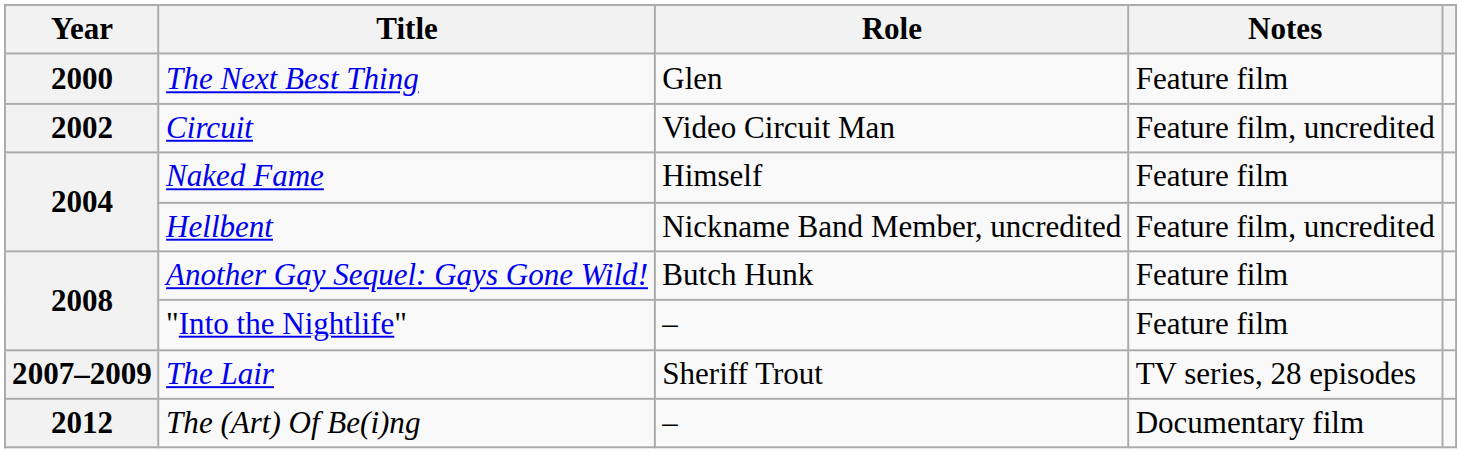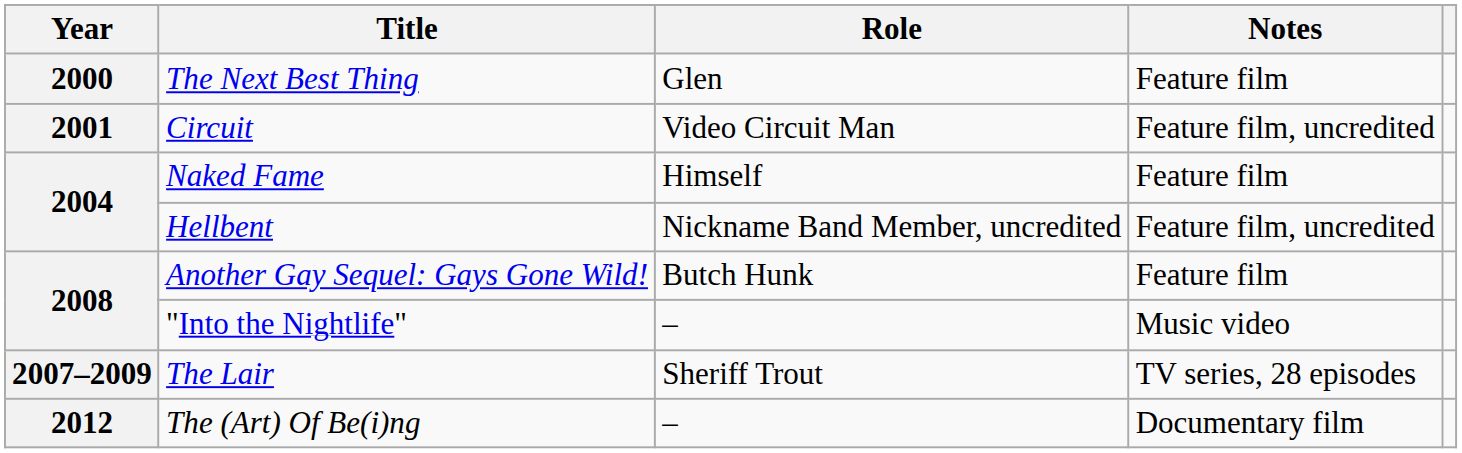(82, 127) 2002 -> (82, 127) 2001
(1212, 324) Feature film -> (1213, 324) Music video
